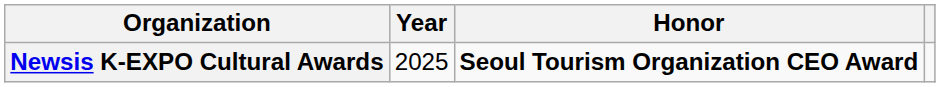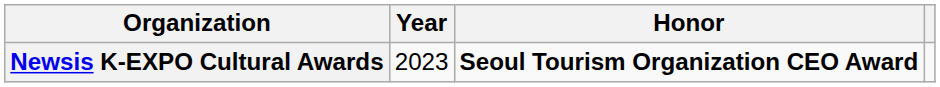(422, 61) 2025 -> (422, 61) 2023
